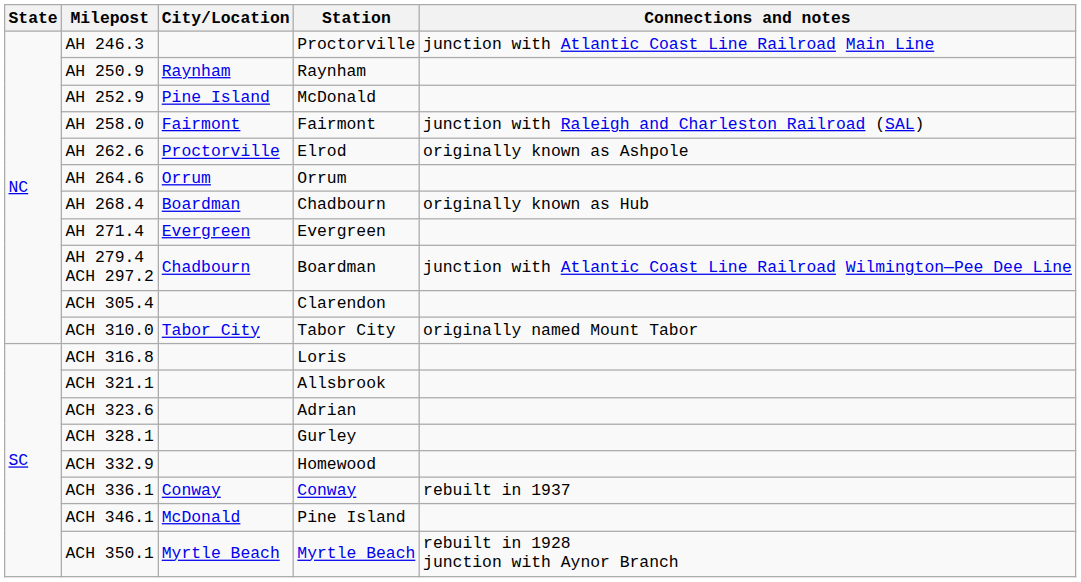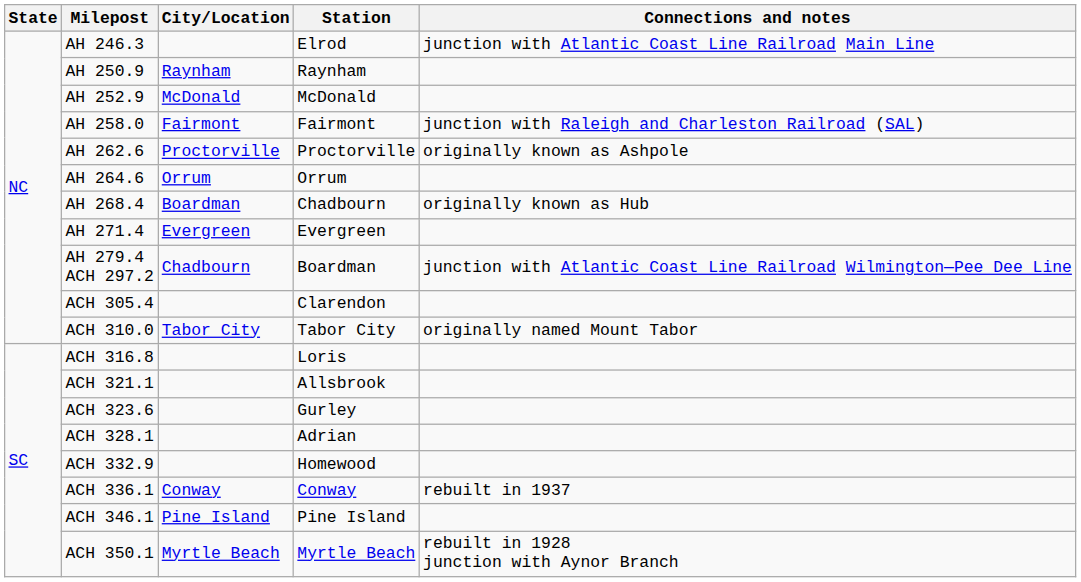(356, 45) Proctorville -> (322, 45) Elrod
(216, 98) Pine Island -> (201, 98) McDonald
(322, 151) Elrod -> (356, 151) Proctorville
(327, 411) Adrian -> (327, 411) Gurley
(327, 437) Gurley -> (327, 437) Adrian
(201, 517) McDonald -> (216, 517) Pine Island
